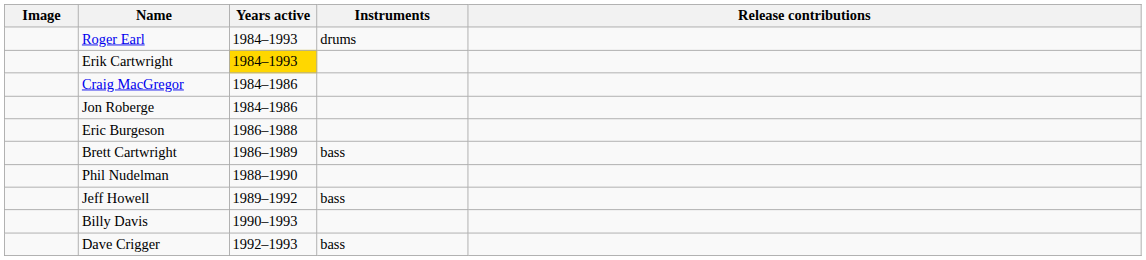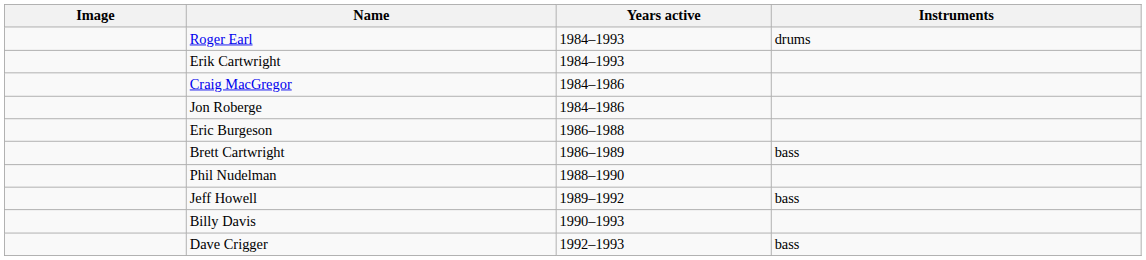- column: (804, 15)
(265, 61) gold background -> (592, 61) no background
